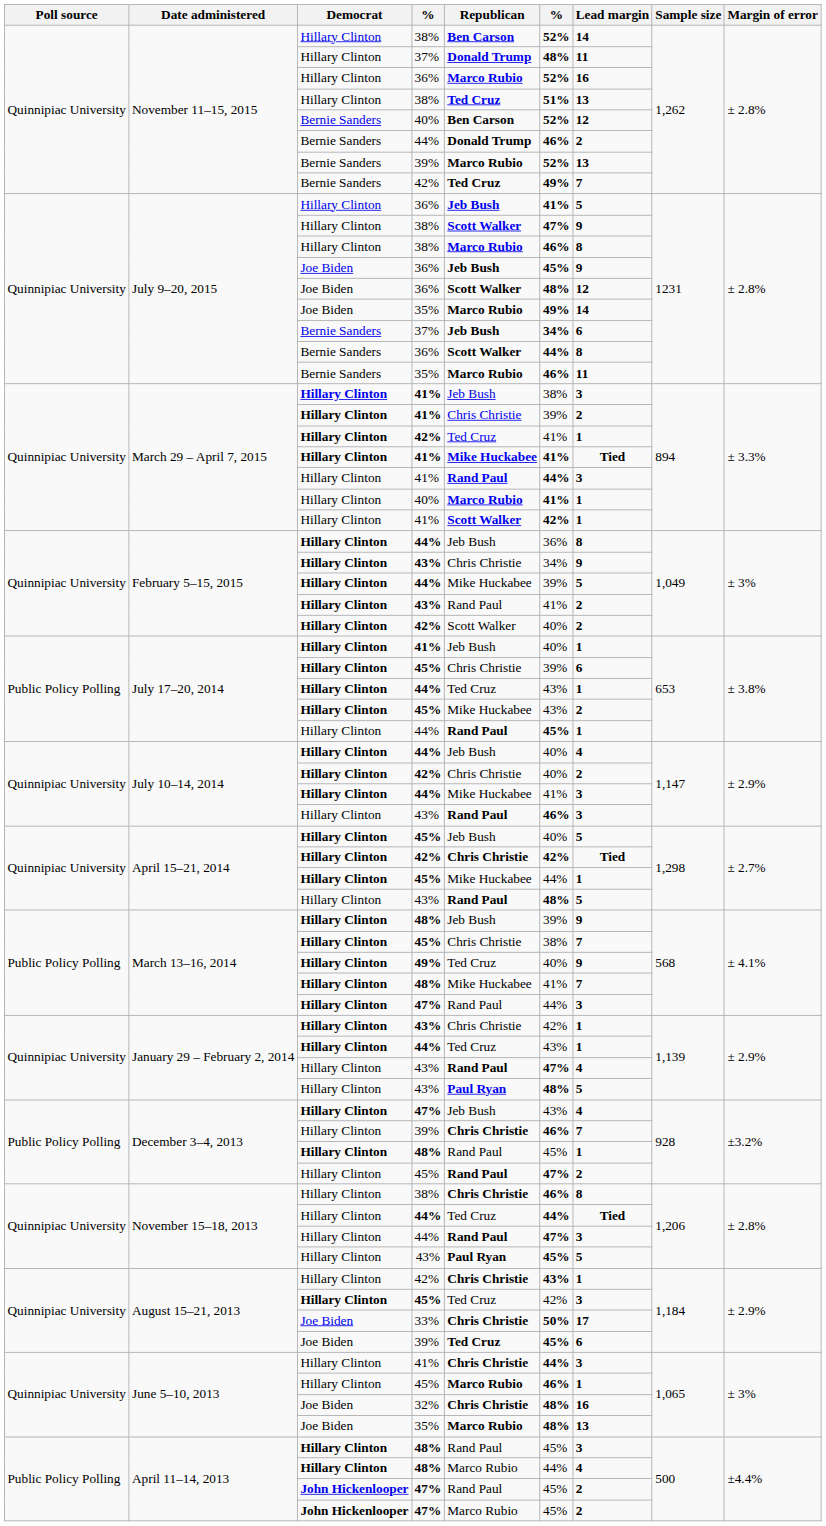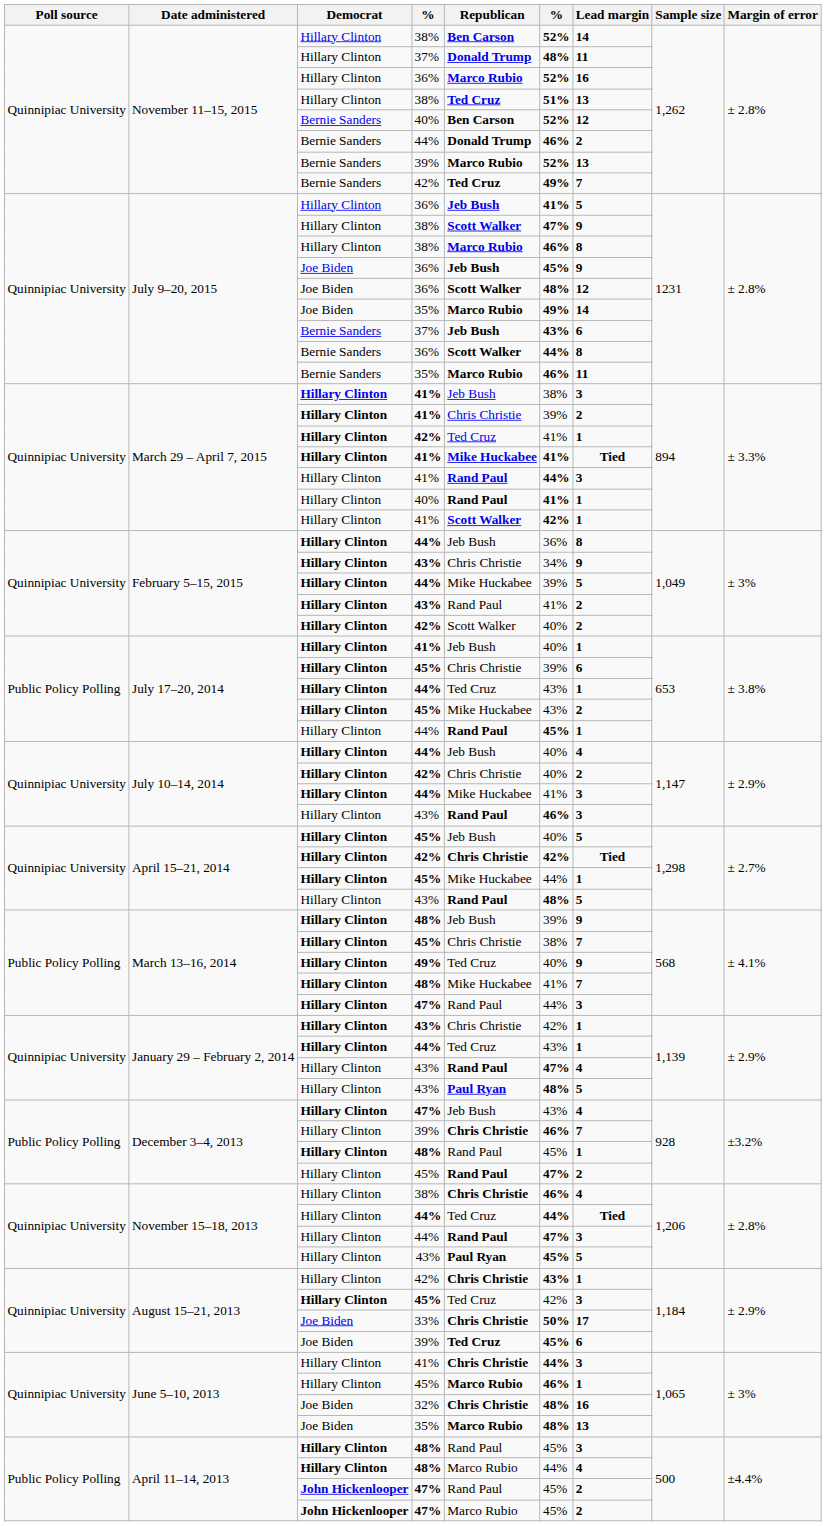(556, 330) 34% -> (556, 330) 43%
(485, 499) Marco Rubio -> (477, 499) Rand Paul
(579, 1194) 8 -> (579, 1194) 4
